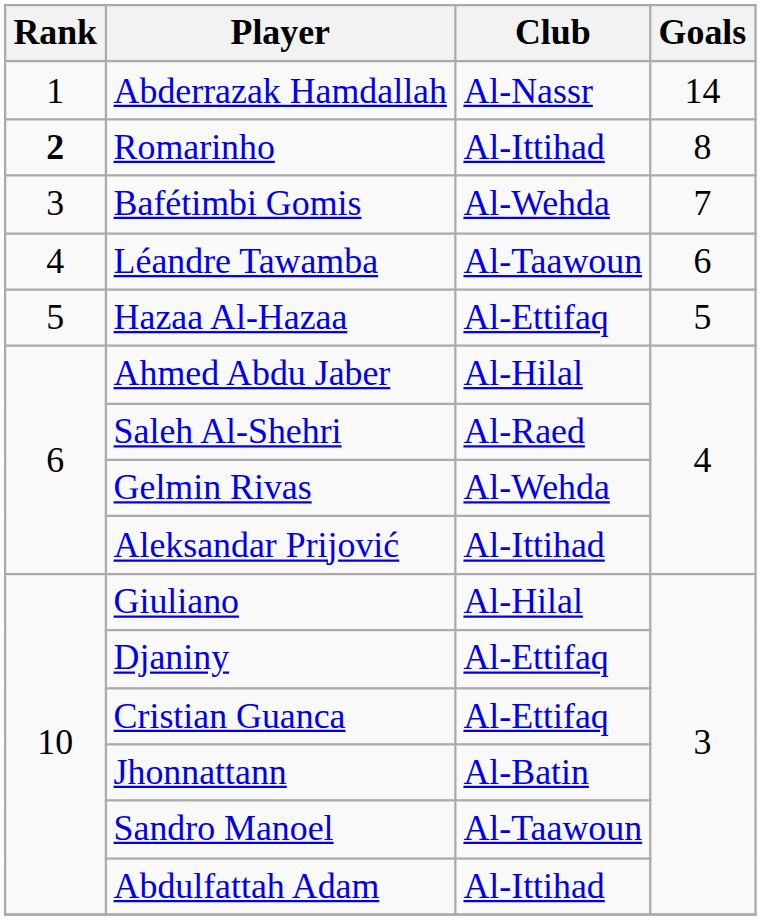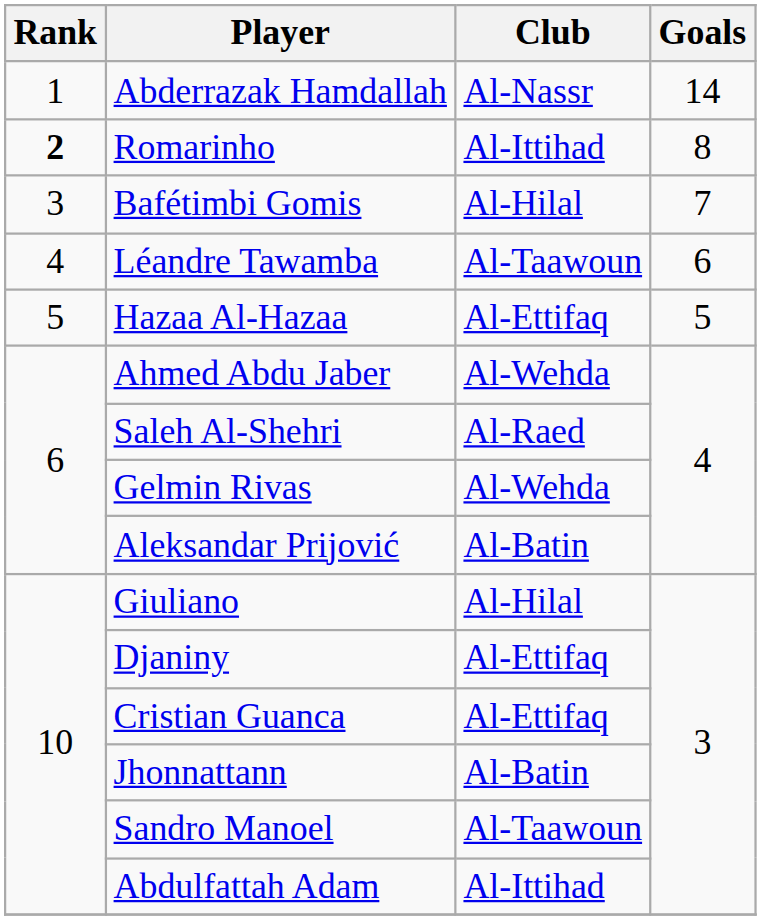(537, 203) Al-Wehda -> (523, 203) Al-Hilal
(523, 373) Al-Hilal -> (537, 373) Al-Wehda
(534, 544) Al-Ittihad -> (526, 544) Al-Batin
